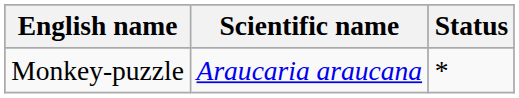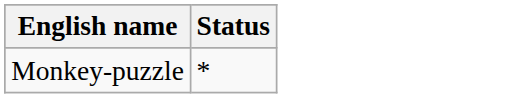- column: (309, 26)
